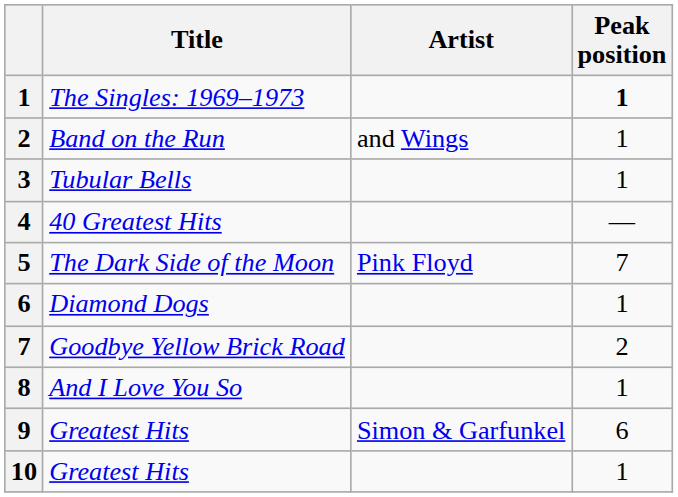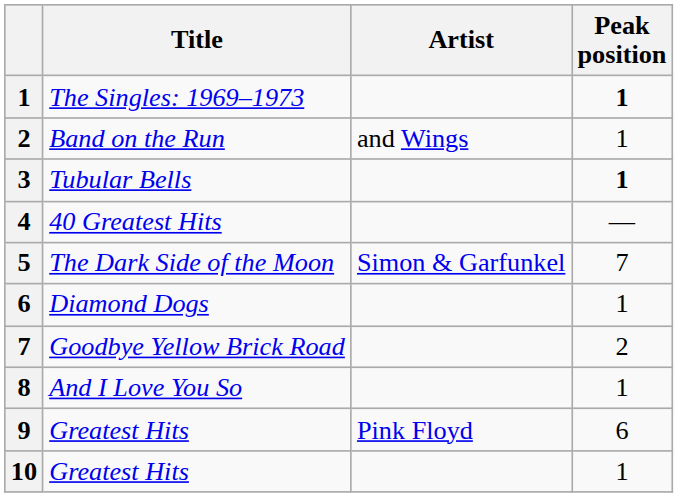(622, 179) normal -> (622, 179) bold
(415, 262) Pink Floyd -> (461, 262) Simon & Garfunkel
(461, 429) Simon & Garfunkel -> (415, 429) Pink Floyd
